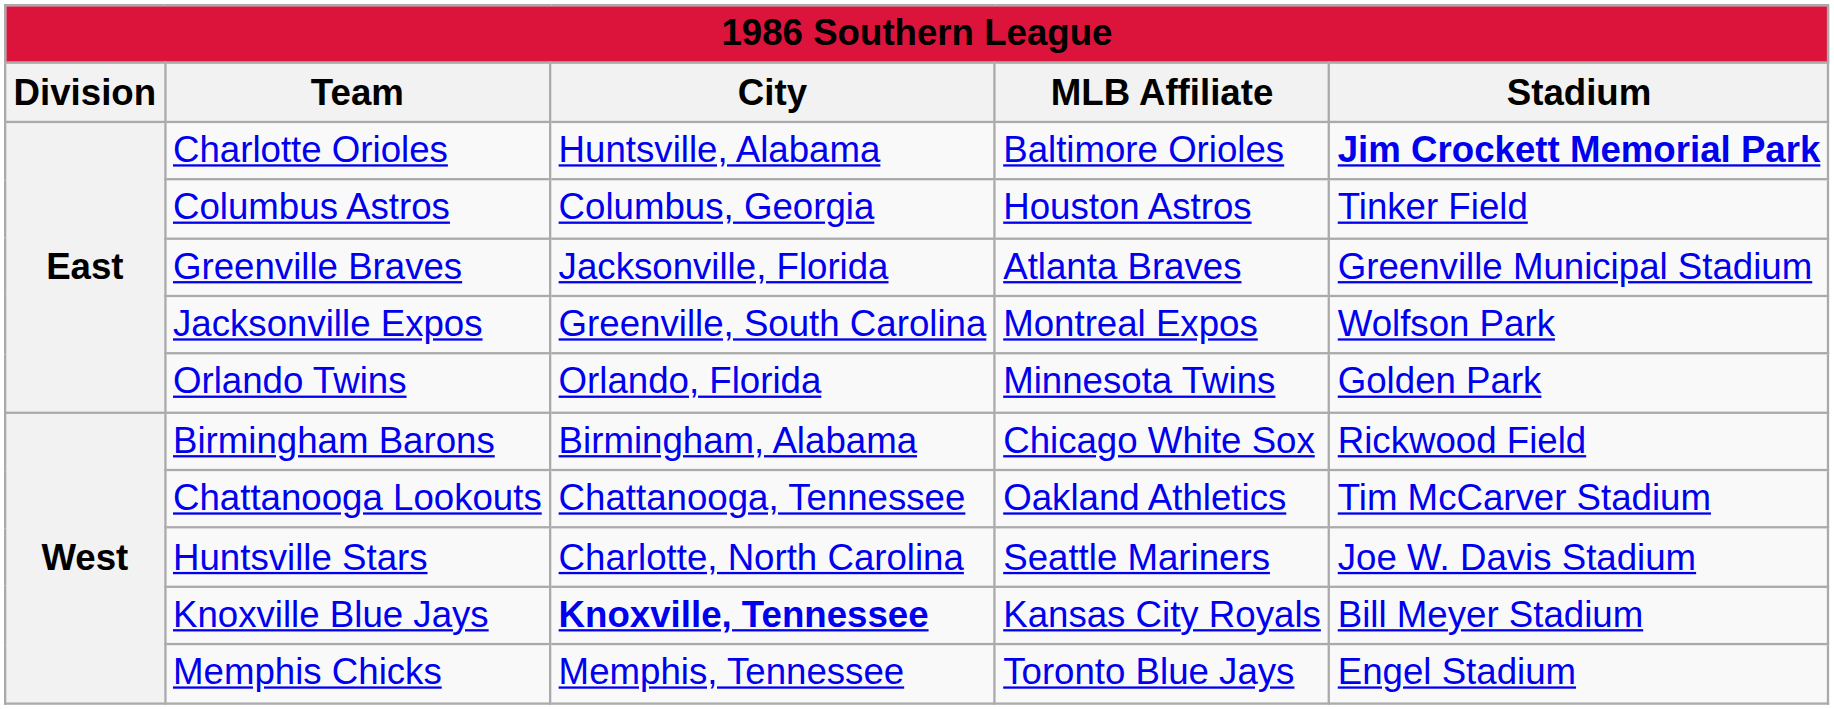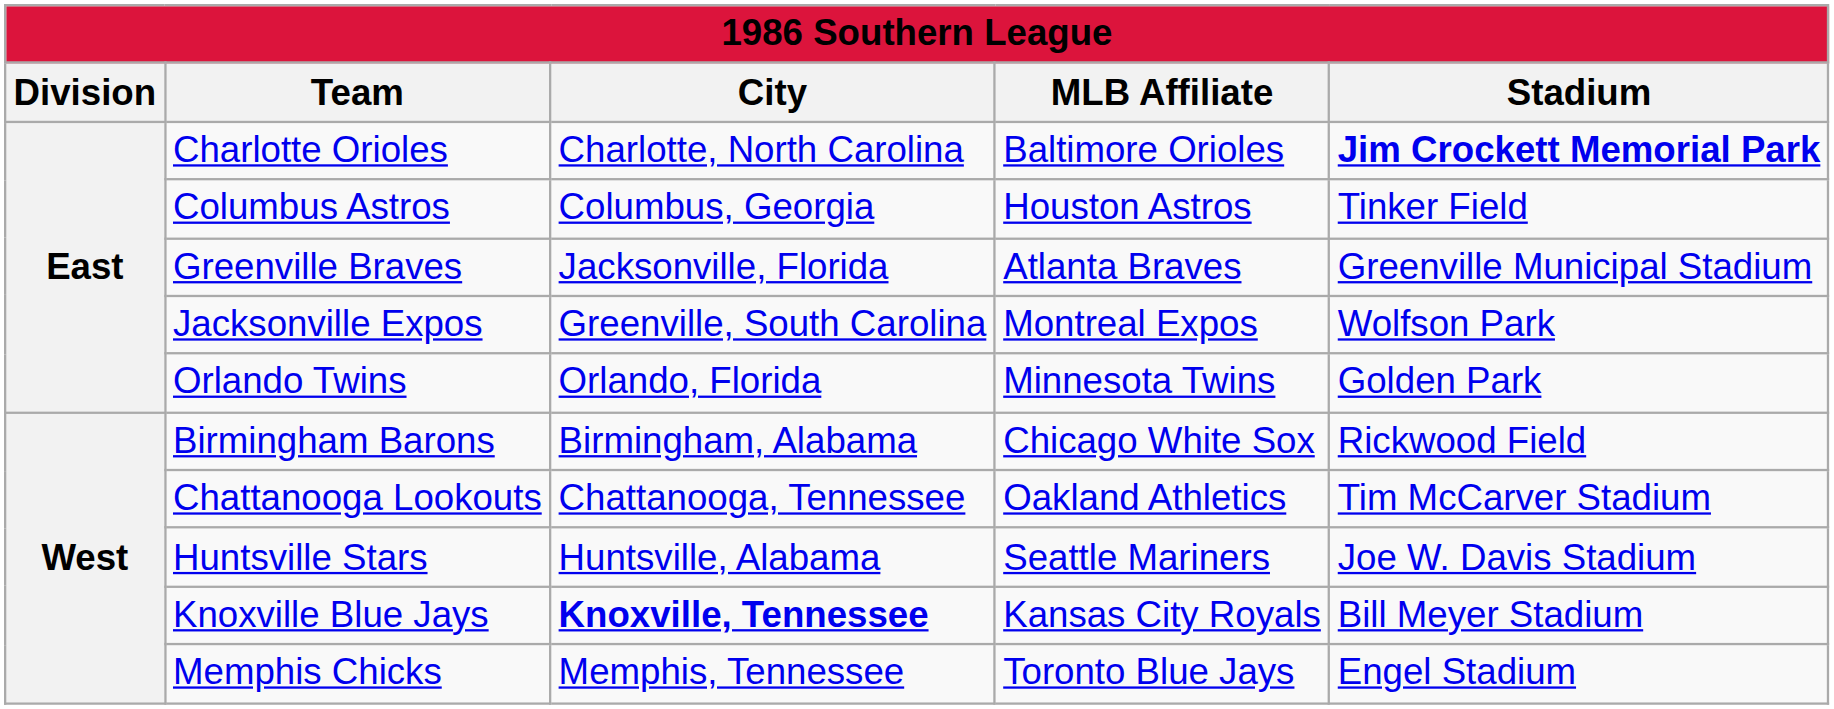(719, 149) Huntsville, Alabama -> (761, 149) Charlotte, North Carolina
(761, 556) Charlotte, North Carolina -> (719, 556) Huntsville, Alabama
